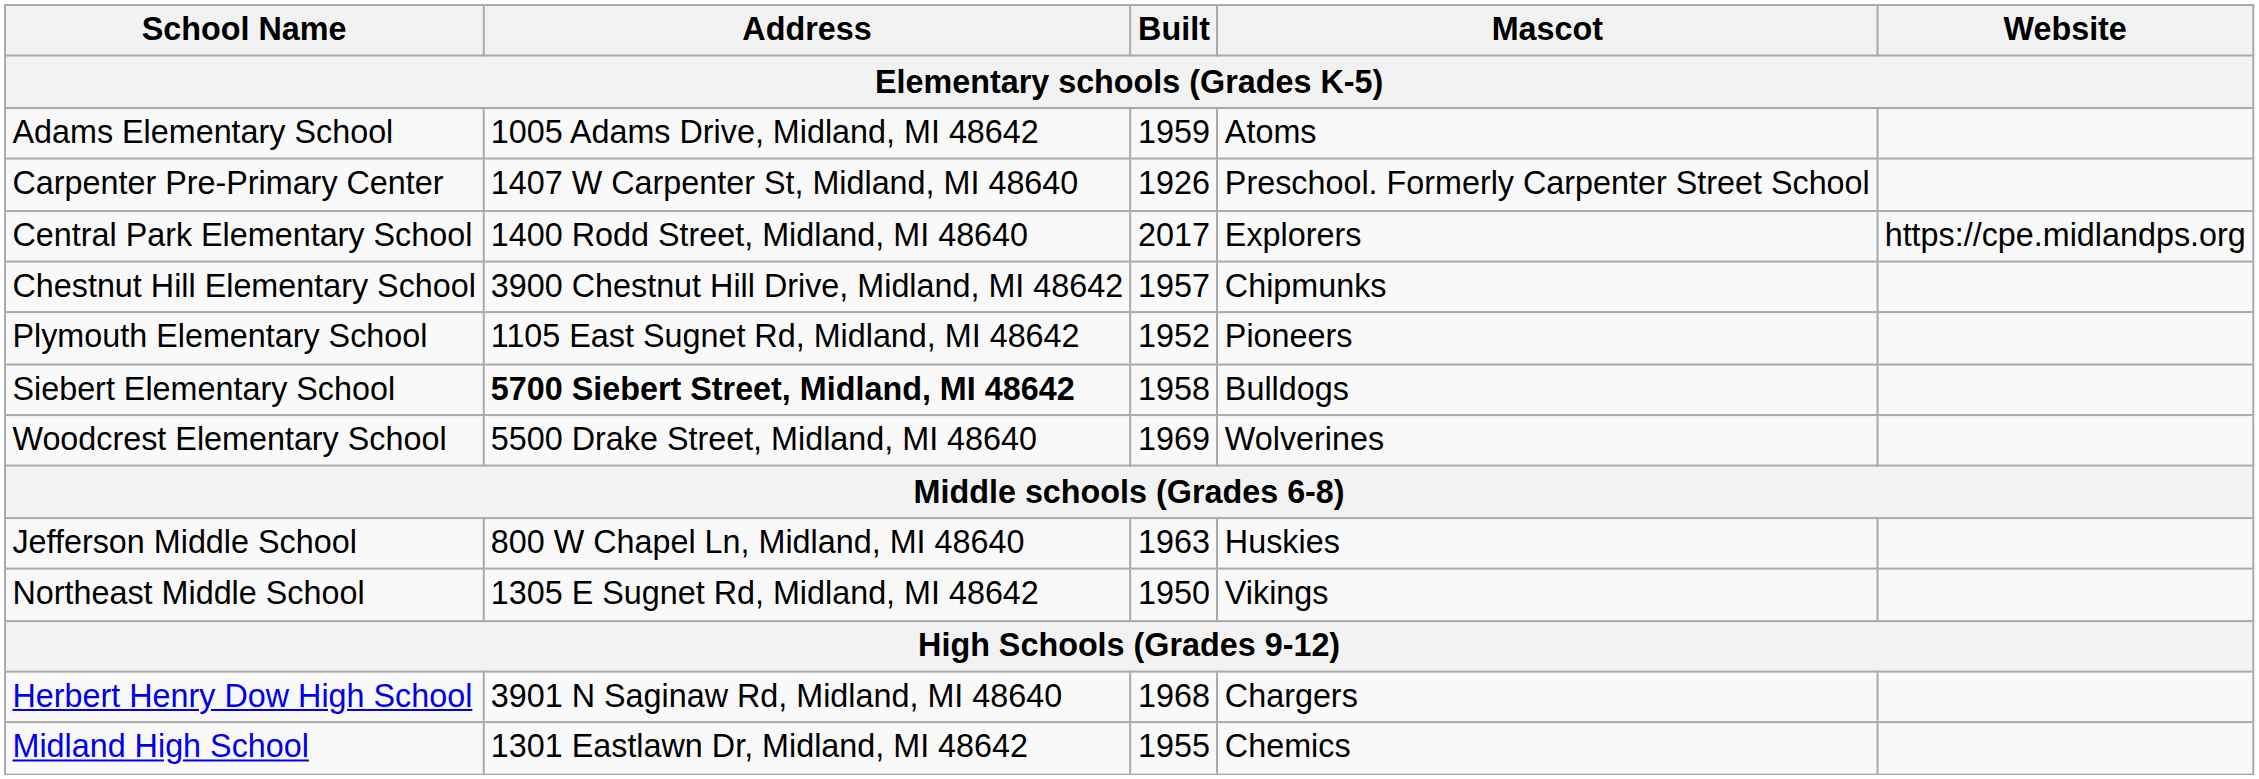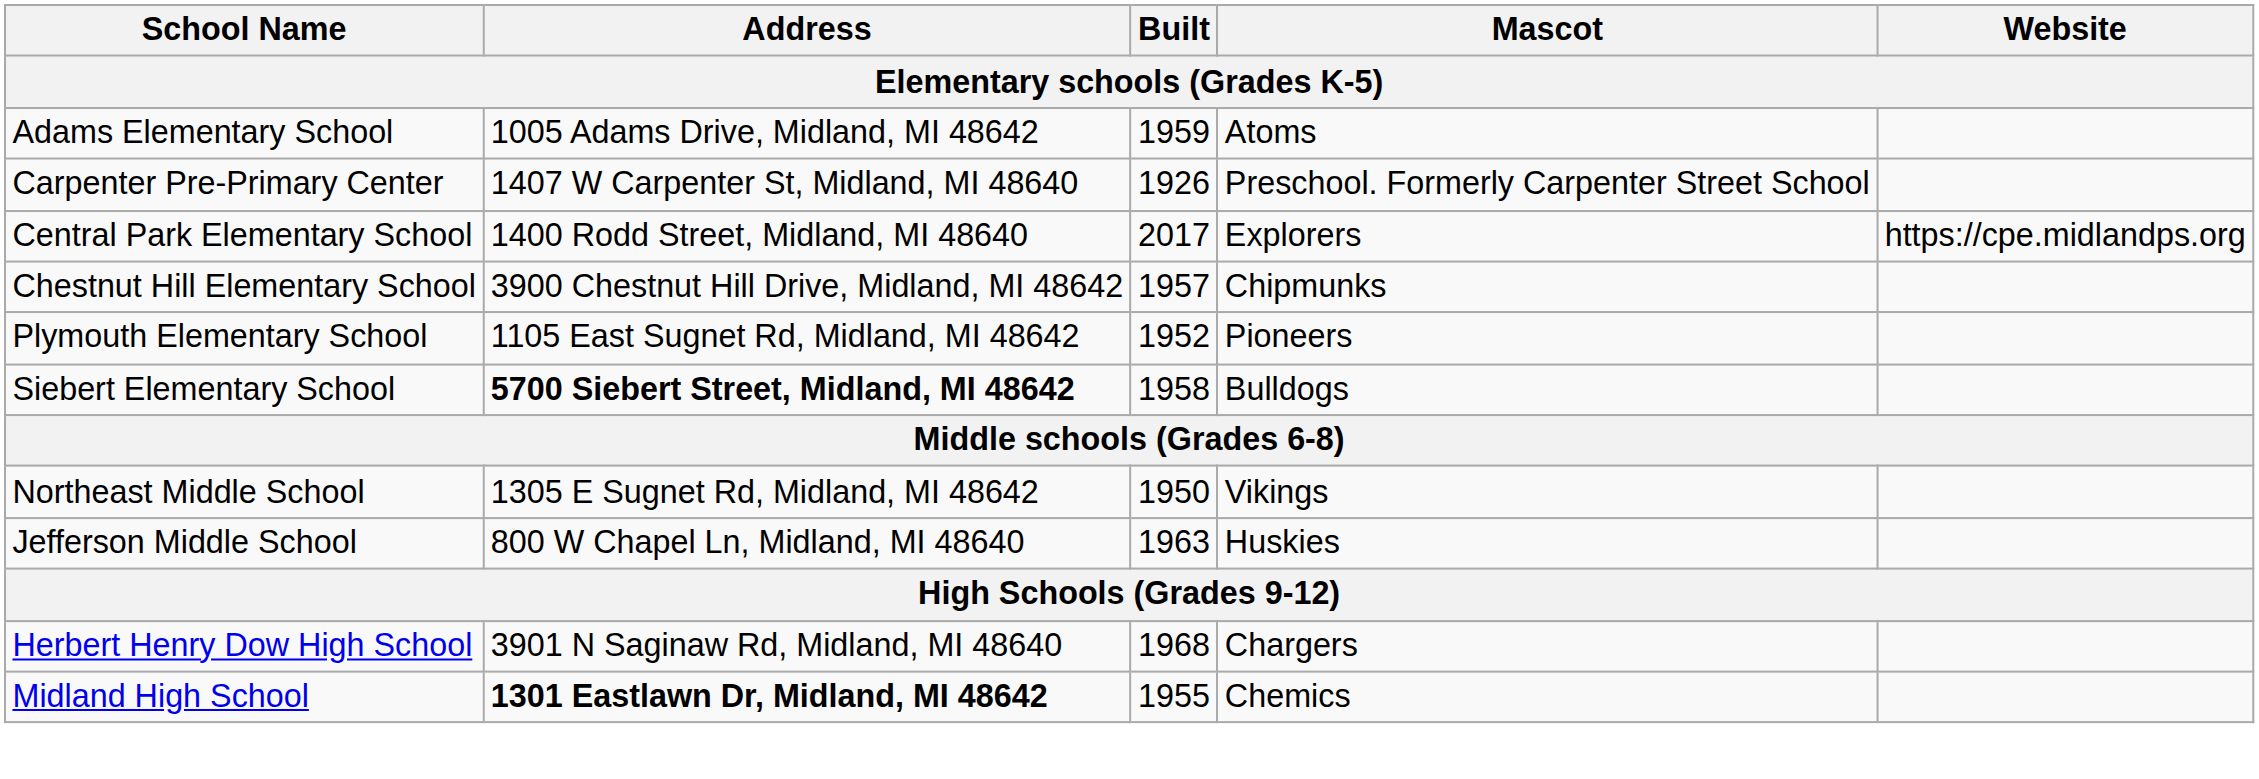- row: (230, 440)
rows swapped: (185, 542) <-> (189, 593)
(759, 747) normal -> (769, 696) bold
